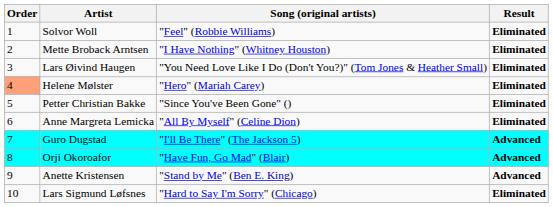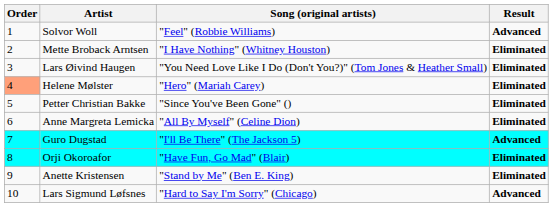(519, 31) Eliminated -> (516, 31) Advanced
(516, 157) Advanced -> (519, 157) Eliminated
(516, 175) Advanced -> (519, 175) Eliminated
(519, 193) Eliminated -> (516, 193) Advanced
